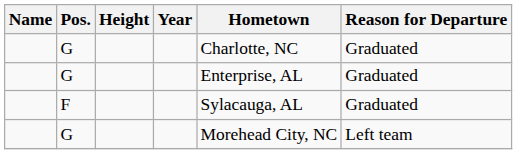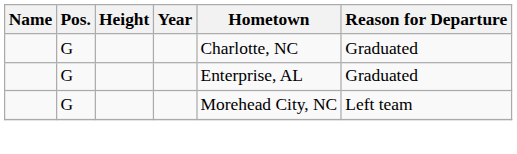- row: (30, 106)
